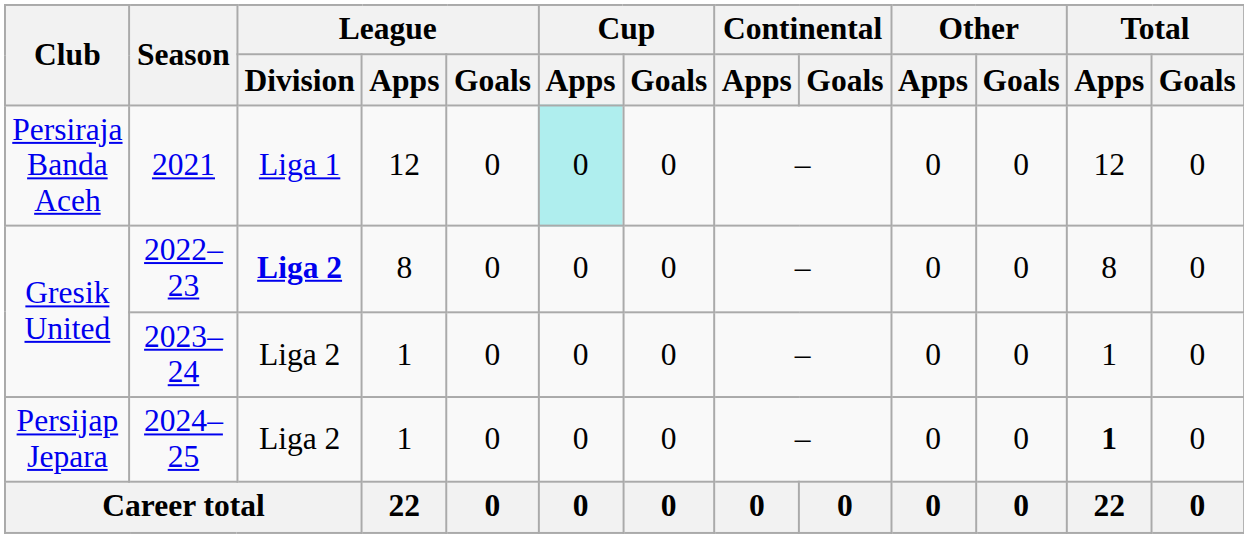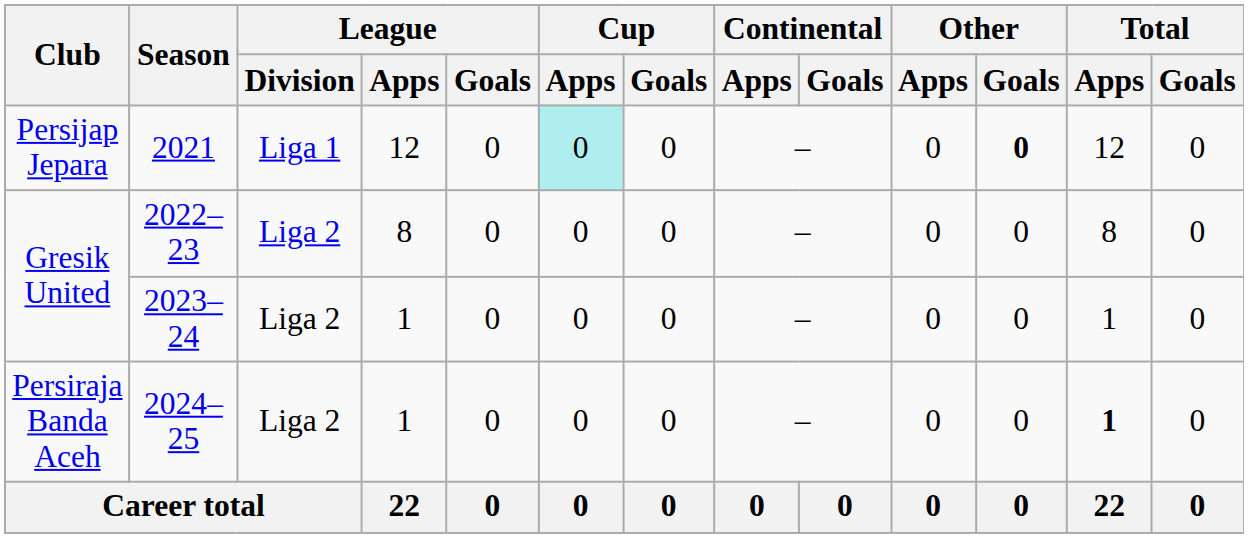(67, 164) Persiraja Banda Aceh -> (67, 147) Persijap Jepara
(1021, 164) normal -> (1021, 147) bold
(300, 268) bold -> (300, 232) normal
(67, 439) Persijap Jepara -> (67, 421) Persiraja Banda Aceh
